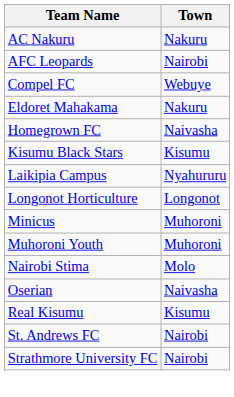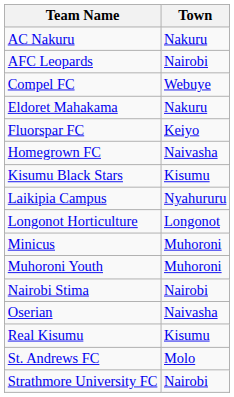+ row: (46, 130)
(180, 267) Molo -> (186, 289) Nairobi
(186, 335) Nairobi -> (180, 358) Molo
